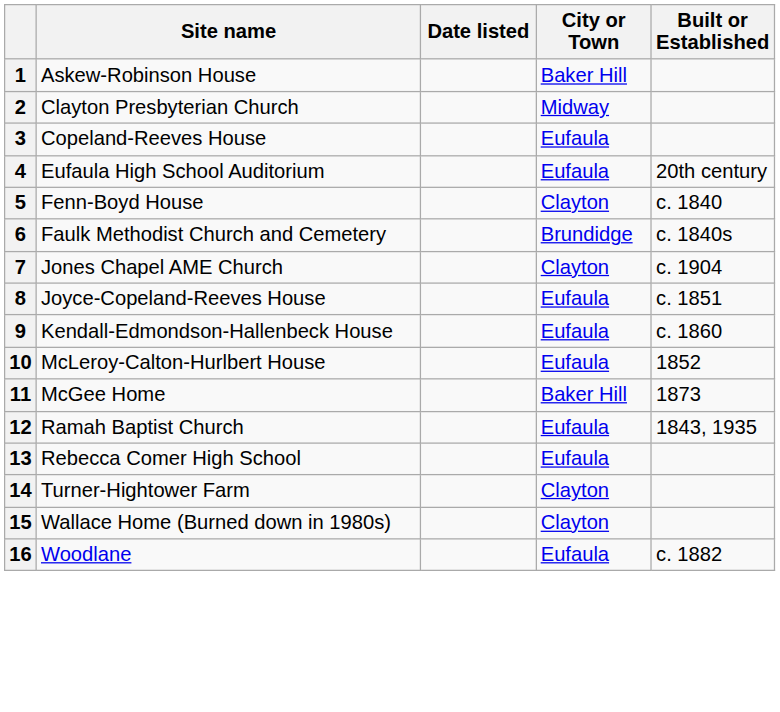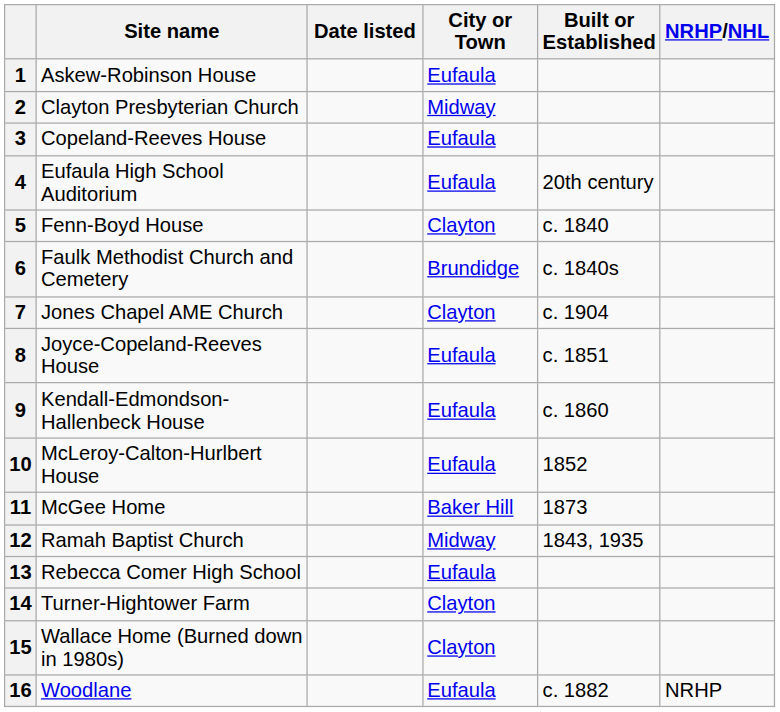+ column: (717, 31)
(584, 75) Baker Hill -> (461, 75) Eufaula
(575, 426) Eufaula -> (461, 540) Midway
